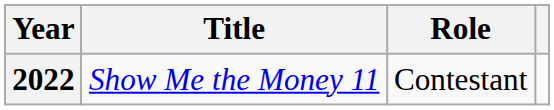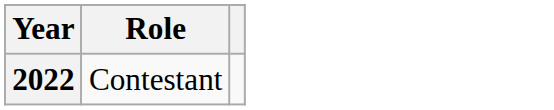- column: (234, 29)
